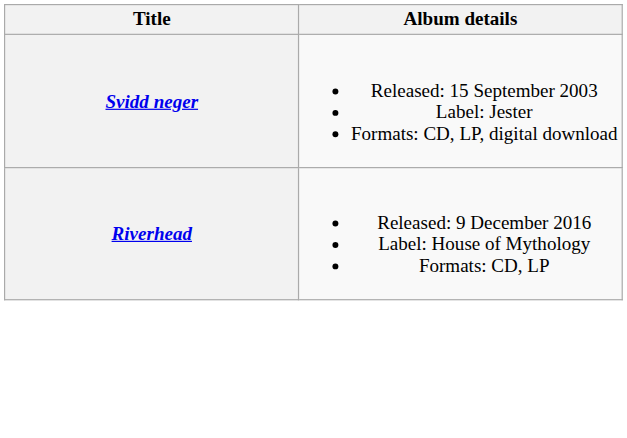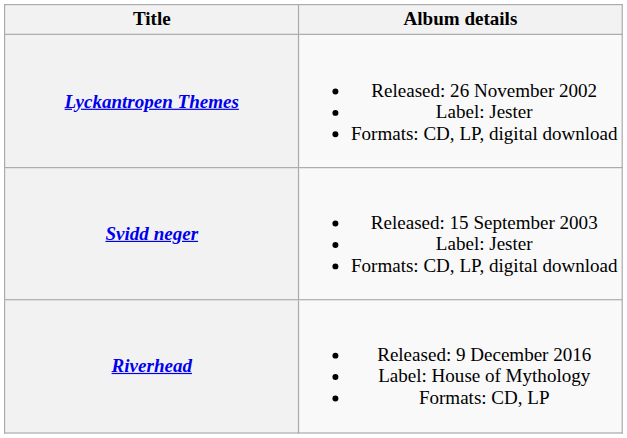+ row: (152, 100)
